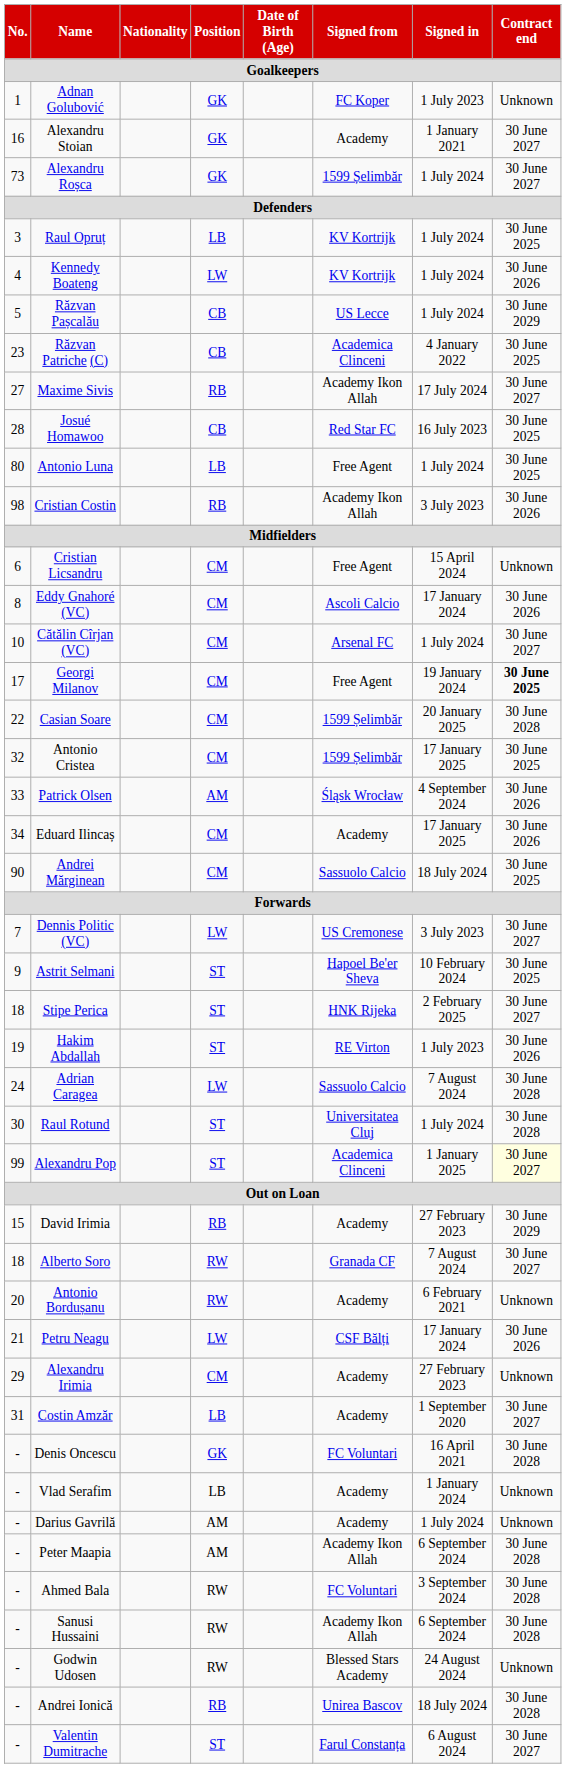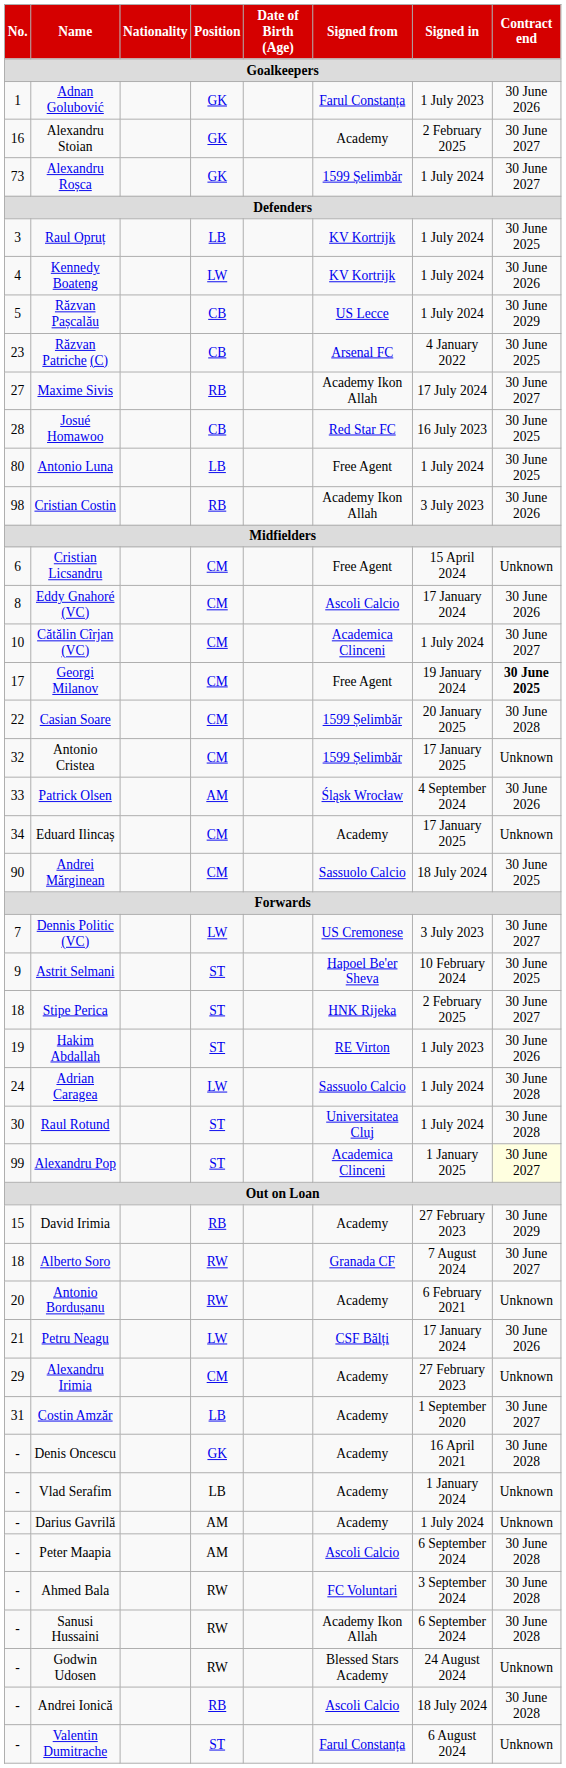(362, 100) FC Koper -> (362, 100) Farul Constanța
(526, 100) Unknown -> (526, 100) 30 June 2026
(452, 138) 1 January 2021 -> (452, 138) 2 February 2025
(362, 352) Academica Clinceni -> (362, 352) Arsenal FC
(362, 643) Arsenal FC -> (362, 643) Academica Clinceni
(526, 758) 30 June 2025 -> (526, 758) Unknown
(526, 834) 30 June 2026 -> (526, 834) Unknown
(452, 1086) 7 August 2024 -> (452, 1086) 1 July 2024
(362, 1454) FC Voluntari -> (362, 1454) Academy
(362, 1552) Academy Ikon Allah -> (362, 1552) Ascoli Calcio
(362, 1706) Unirea Bascov -> (362, 1706) Ascoli Calcio
(526, 1744) 30 June 2027 -> (526, 1744) Unknown
